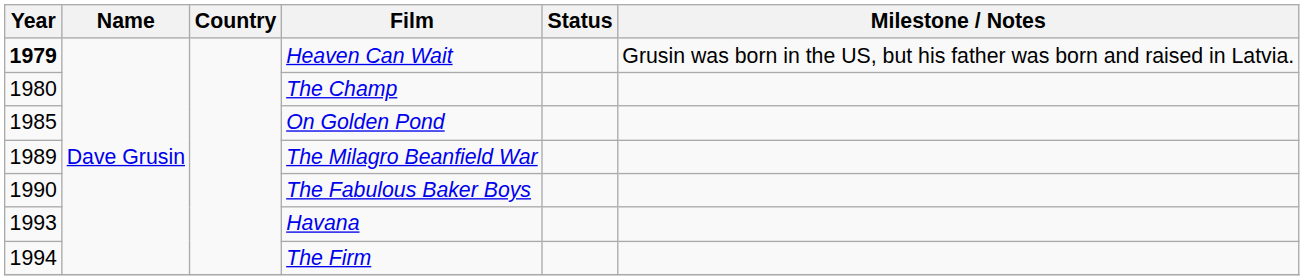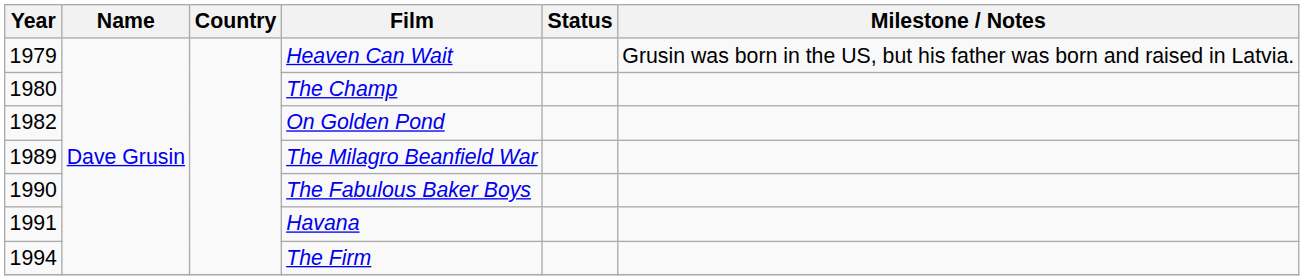(33, 55) bold -> (33, 55) normal
(33, 122) 1985 -> (33, 122) 1982
(33, 223) 1993 -> (33, 223) 1991
